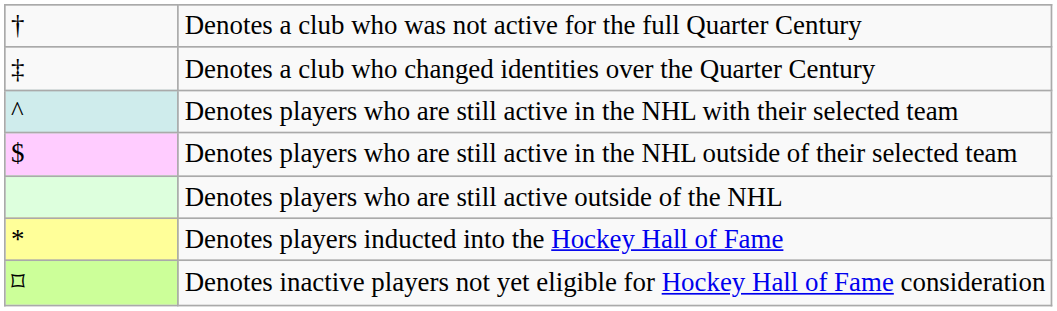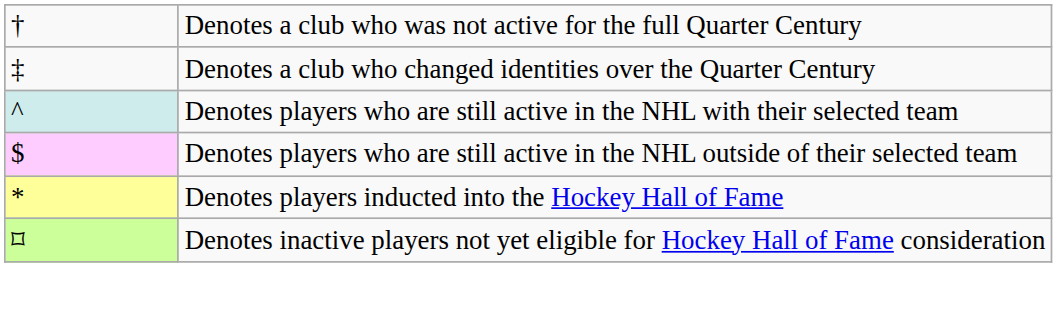- row: (484, 196)
